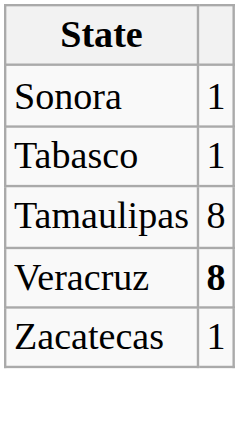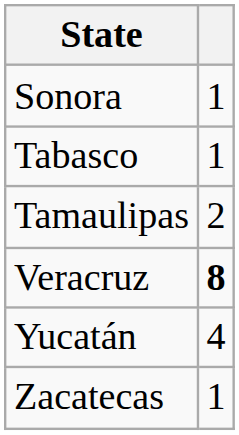(216, 215) 8 -> (216, 215) 2
+ row: (75, 336)
